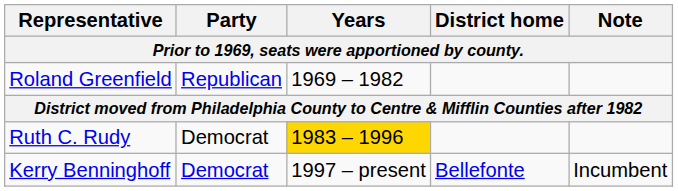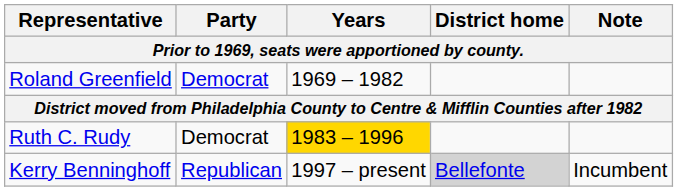(232, 79) Republican -> (225, 79) Democrat
(225, 169) Democrat -> (232, 169) Republican
(480, 169) no background -> (480, 169) lightgrey background
